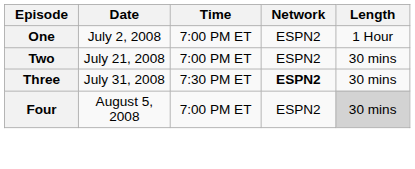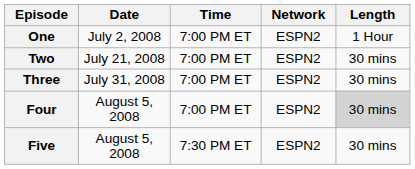(216, 79) 7:30 PM ET -> (216, 79) 7:00 PM ET
(298, 79) bold -> (298, 79) normal
+ row: (42, 146)
